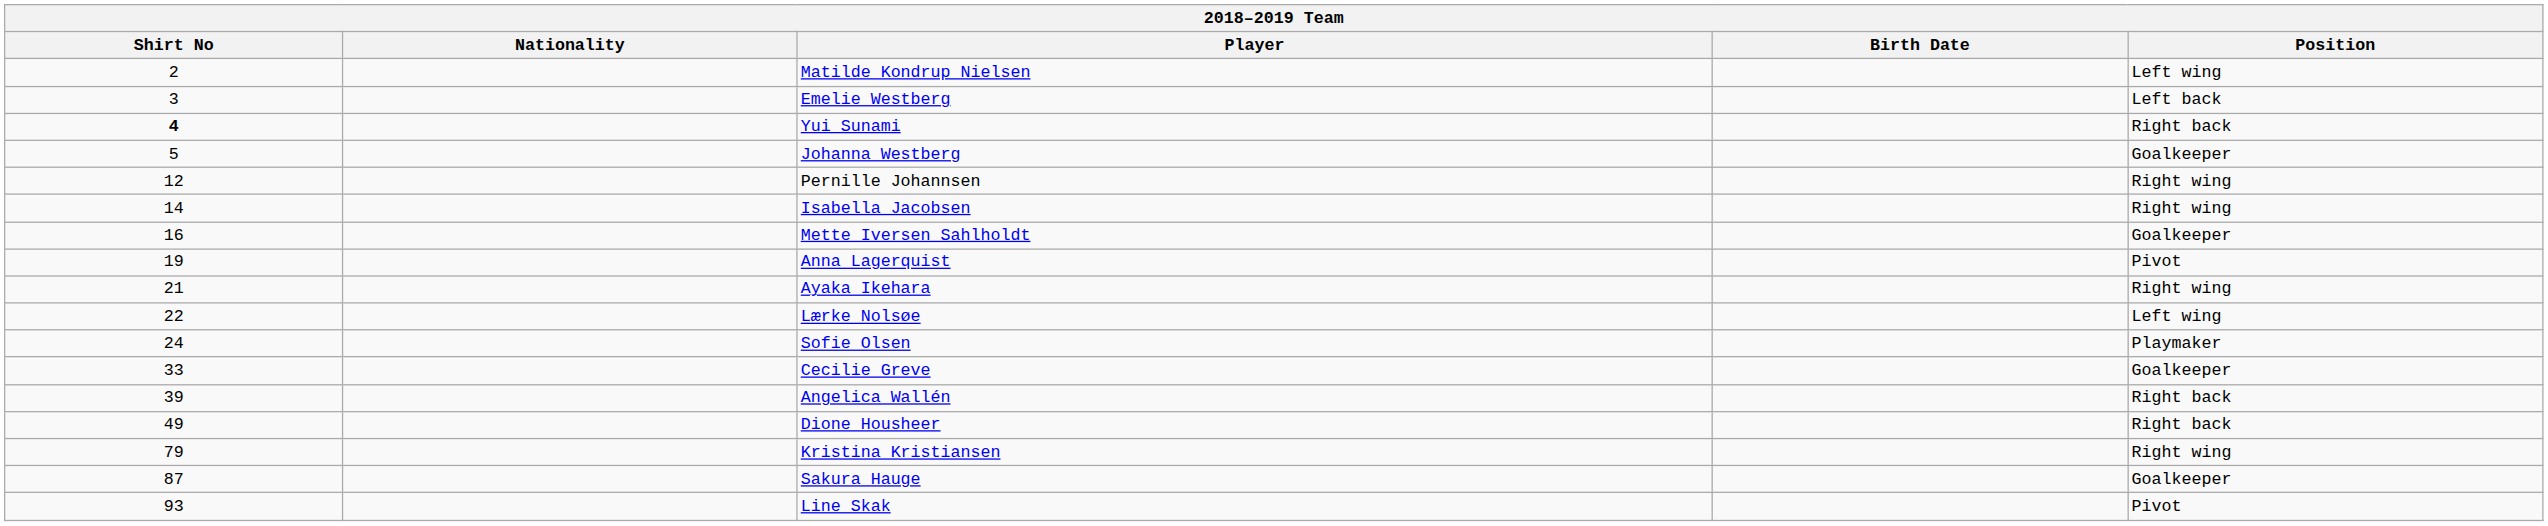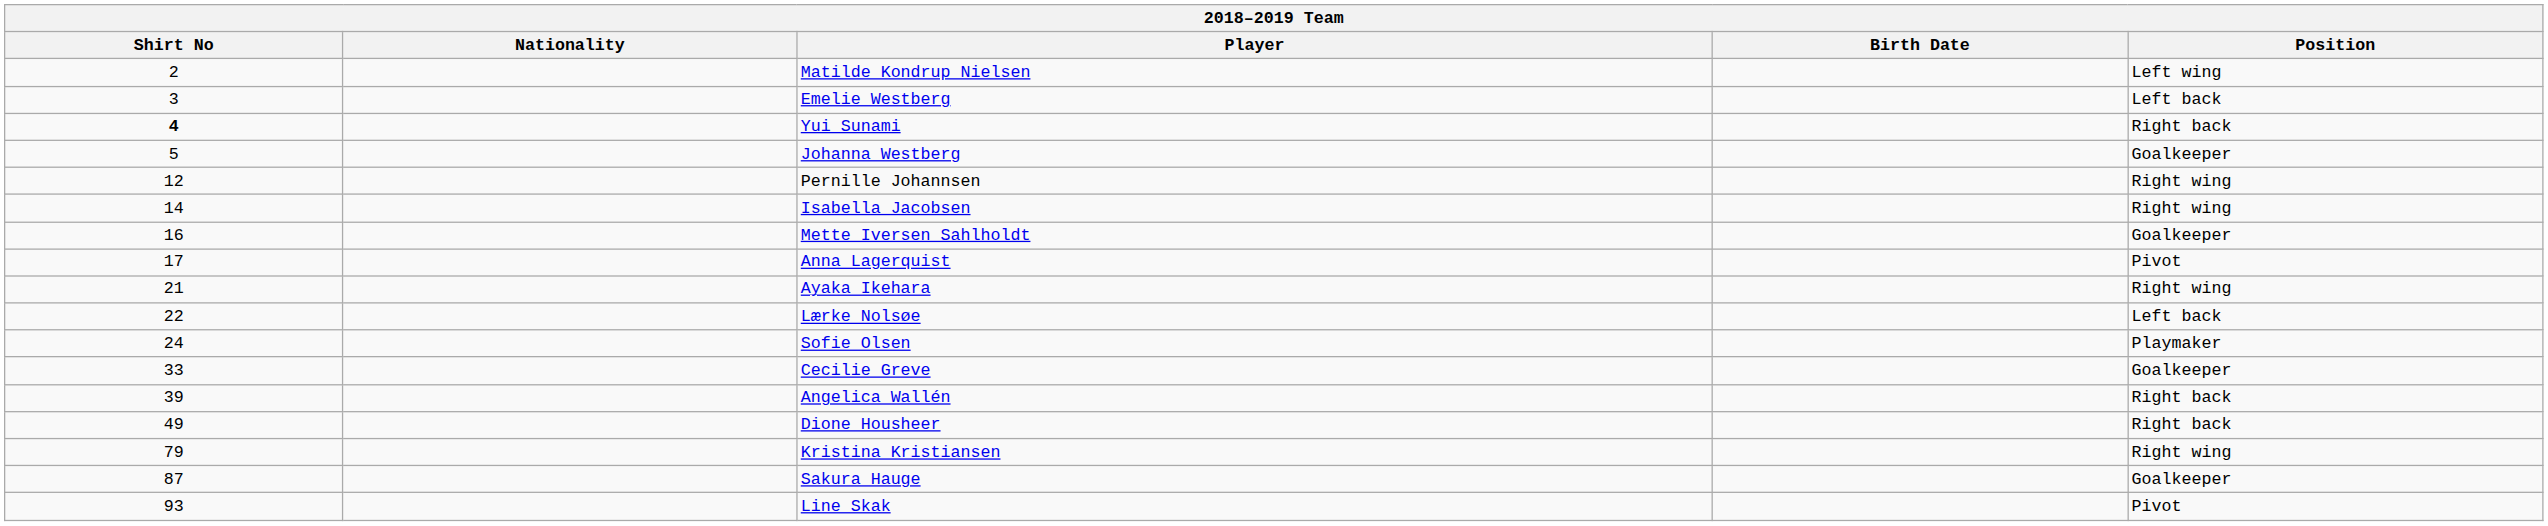(174, 262) 19 -> (174, 262) 17
(2176, 317) Left wing -> (2176, 317) Left back
